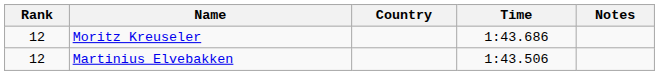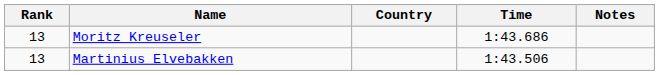(37, 37) 12 -> (37, 37) 13
(37, 59) 12 -> (37, 59) 13
